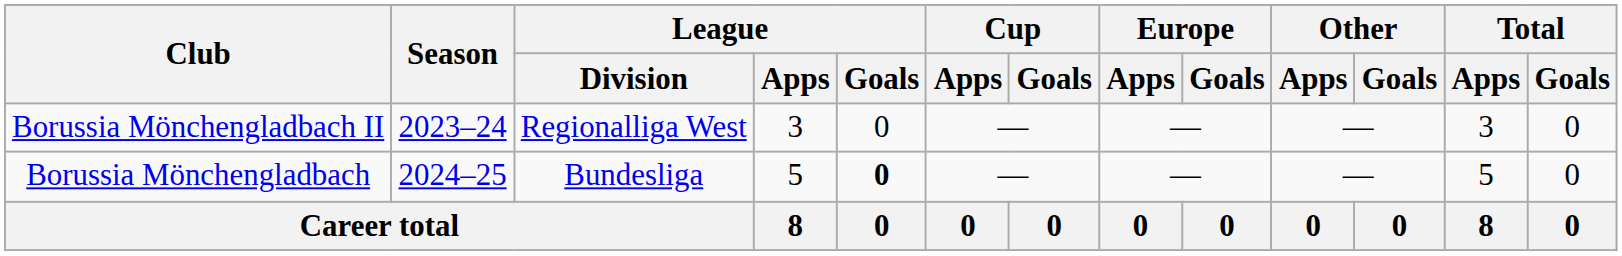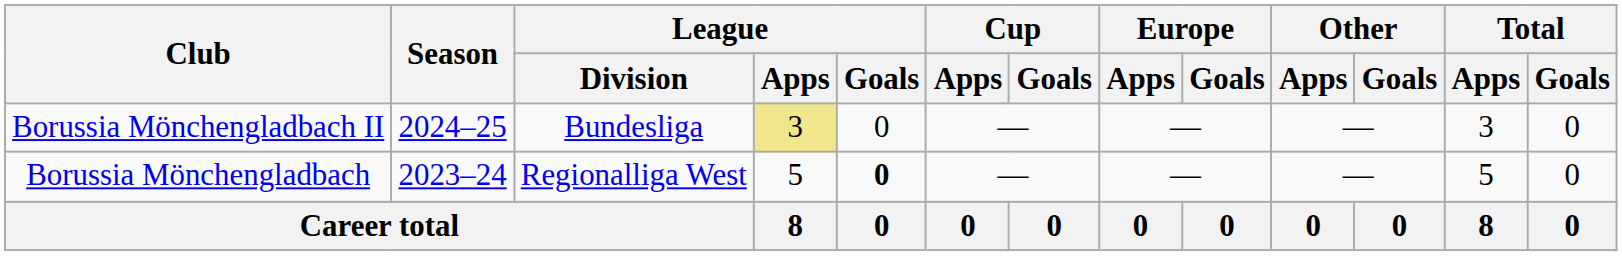(453, 126) 2023–24 -> (453, 126) 2024–25
(634, 126) Regionalliga West -> (634, 126) Bundesliga
(795, 126) no background -> (795, 126) khaki background
(453, 175) 2024–25 -> (453, 175) 2023–24
(634, 175) Bundesliga -> (634, 175) Regionalliga West
